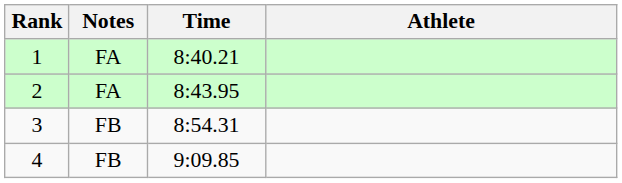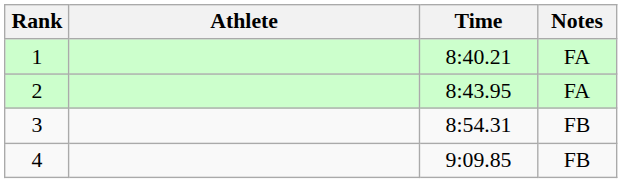columns swapped: (441, 21) <-> (108, 21)
